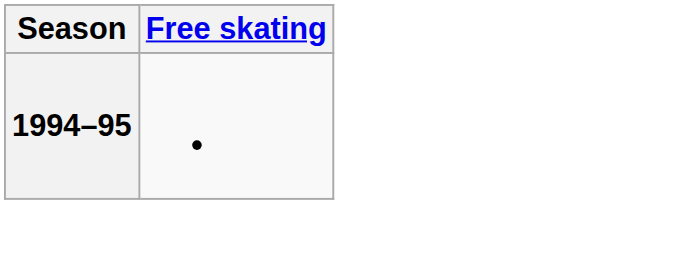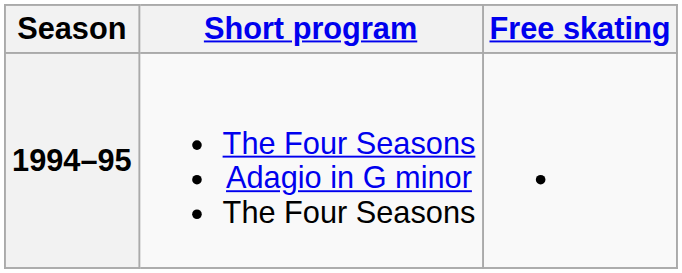+ column: (311, 28)
